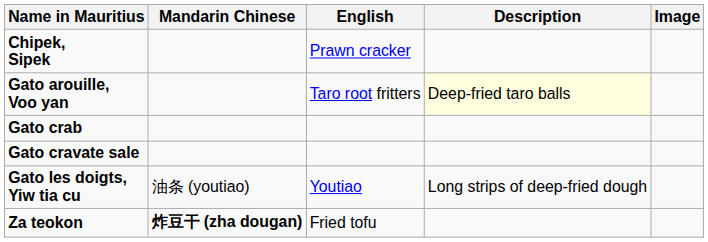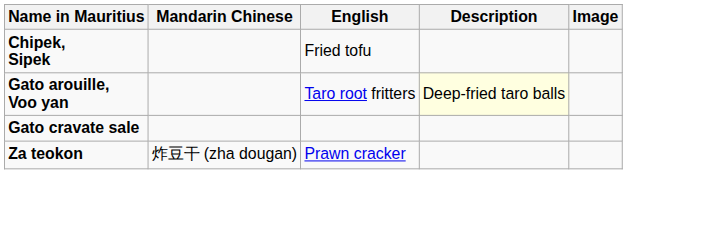(360, 51) Prawn cracker -> (338, 51) Fried tofu
- row: (45, 128)
- row: (68, 187)
(227, 222) bold -> (225, 154) normal
(343, 222) Fried tofu -> (355, 154) Prawn cracker
